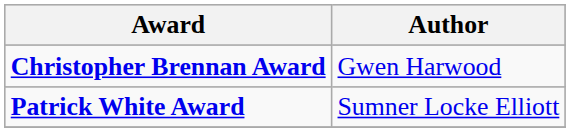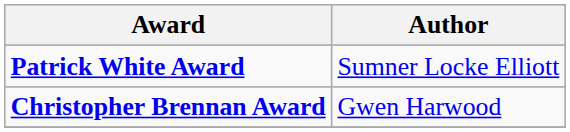rows swapped: (168, 65) <-> (128, 106)
